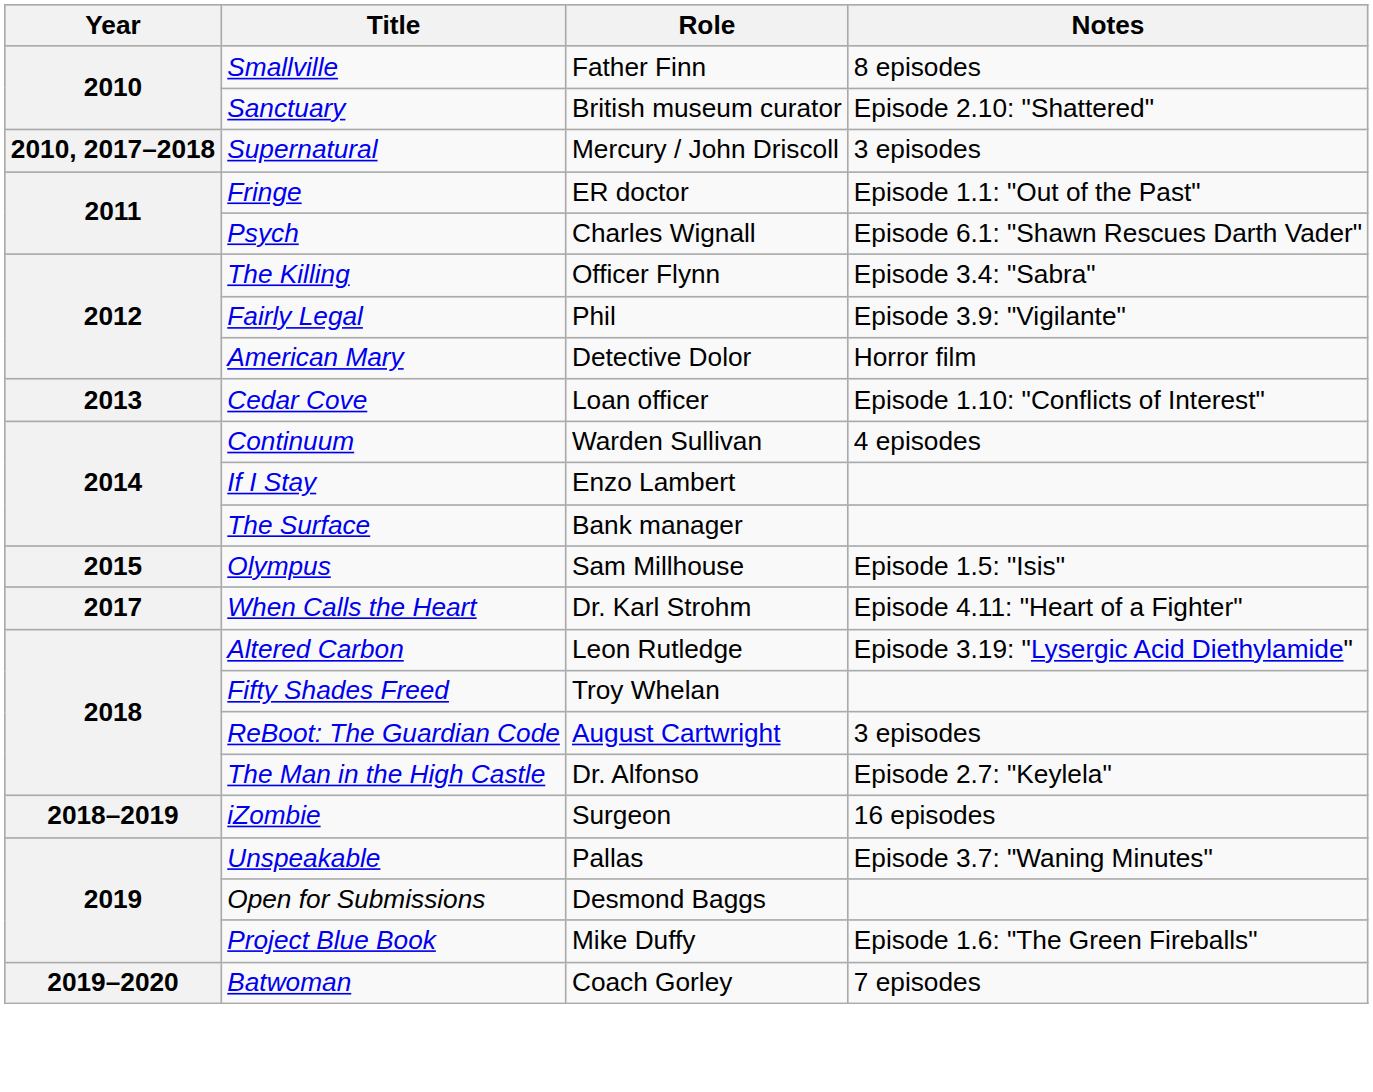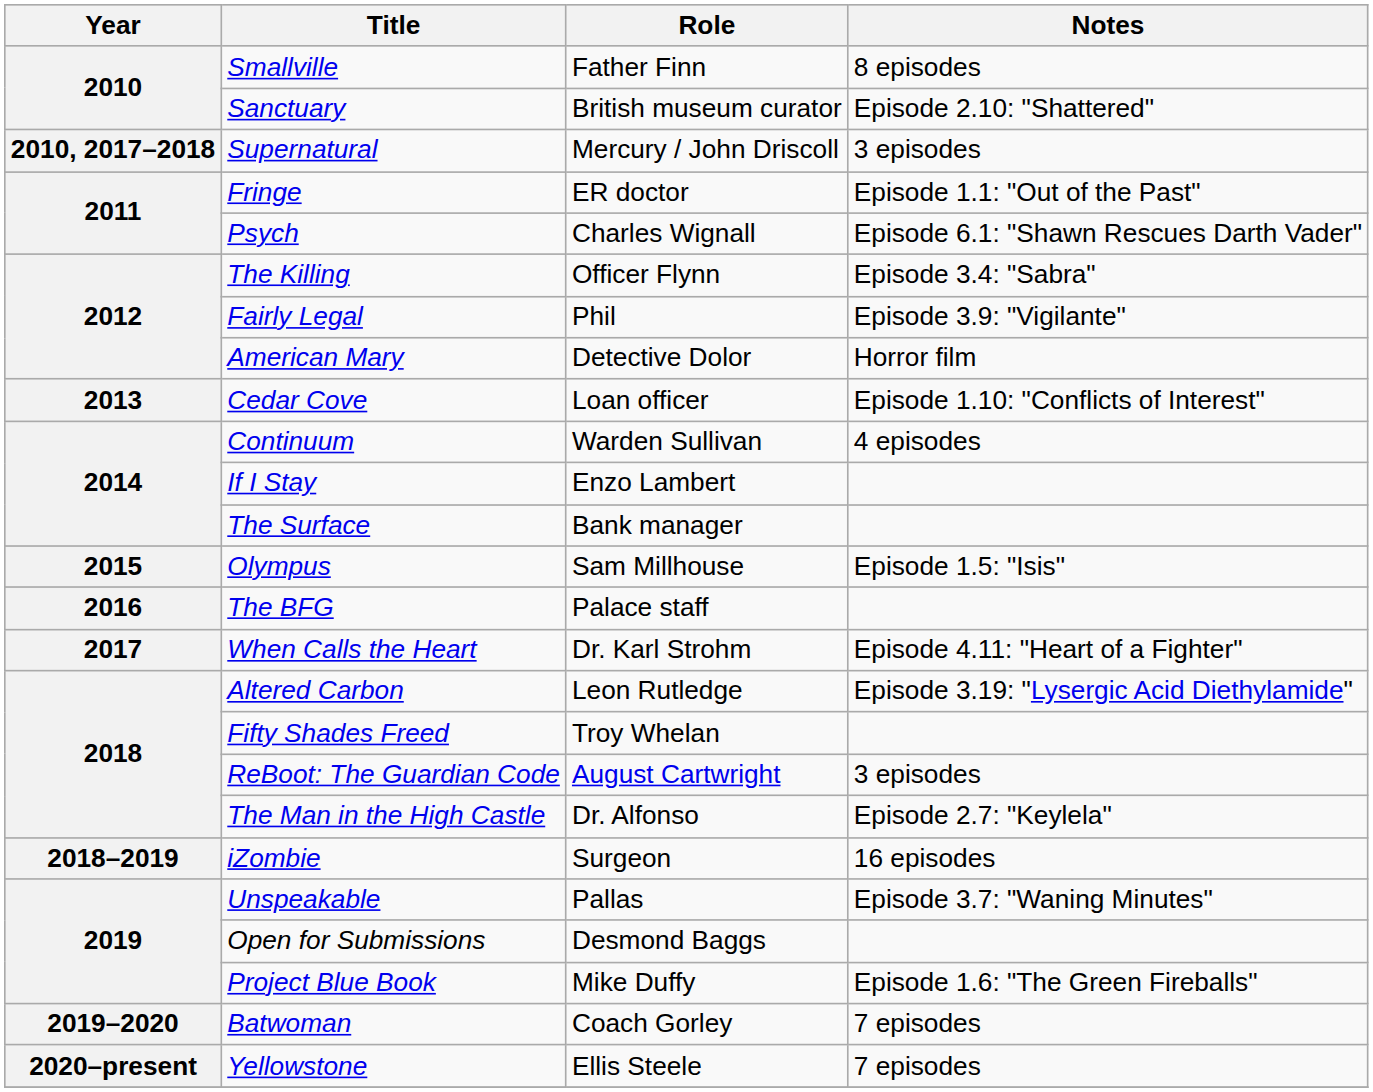+ row: (280, 607)
+ row: (297, 1065)
